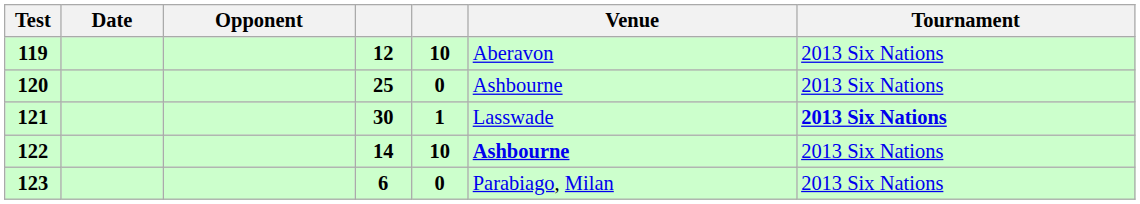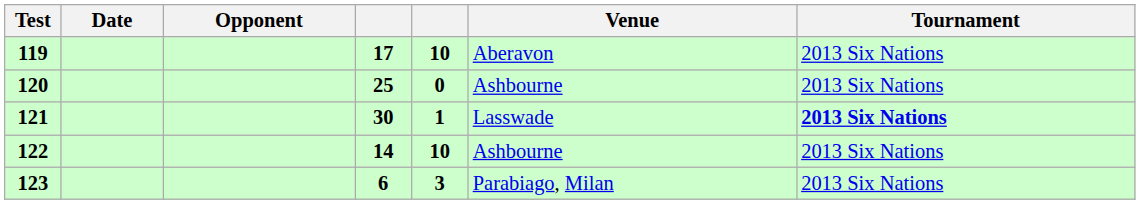(383, 53) 12 -> (383, 53) 17
(521, 150) bold -> (518, 150) normal
(440, 183) 0 -> (440, 183) 3
